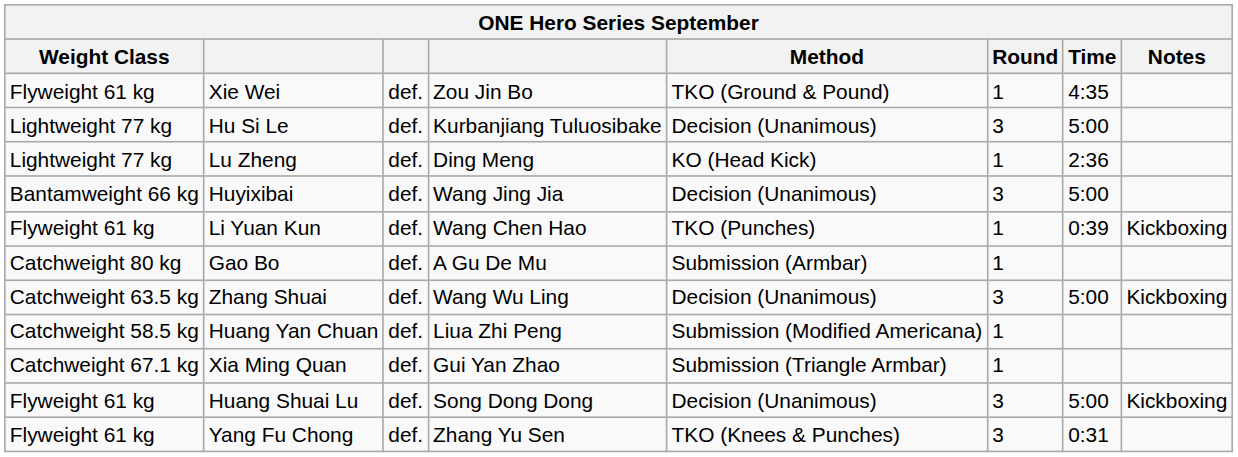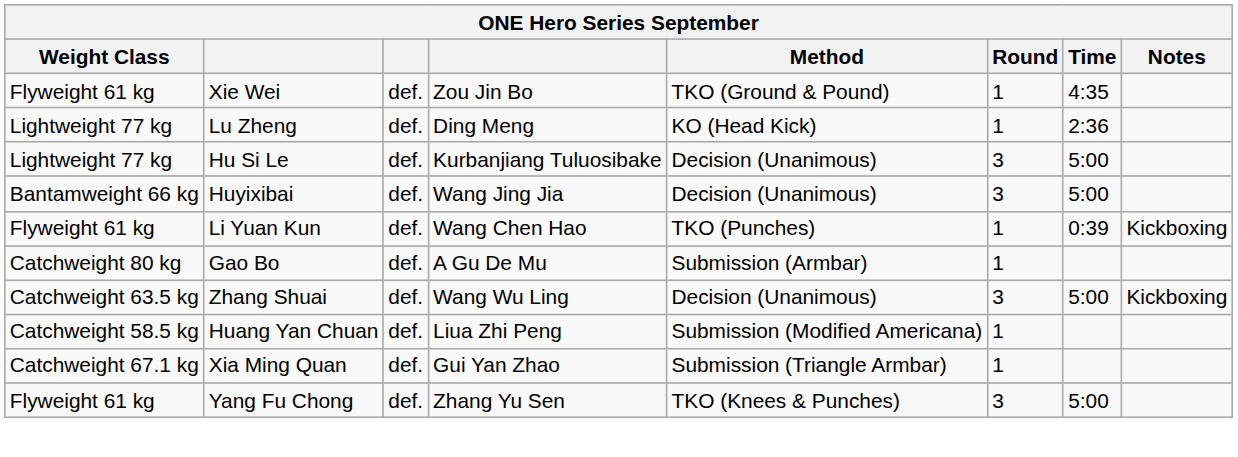rows swapped: (253, 159) <-> (249, 125)
- row: (284, 400)
(1088, 434) 0:31 -> (1088, 400) 5:00
